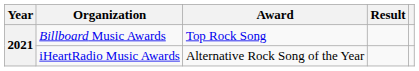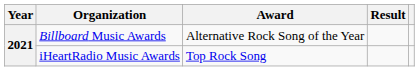(226, 35) Top Rock Song -> (275, 35) Alternative Rock Song of the Year
(275, 55) Alternative Rock Song of the Year -> (226, 55) Top Rock Song
